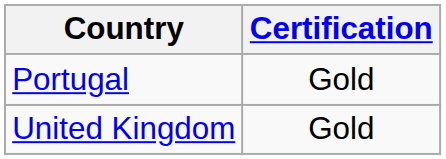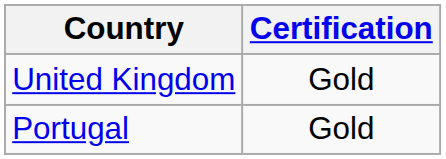rows swapped: (71, 79) <-> (124, 128)
